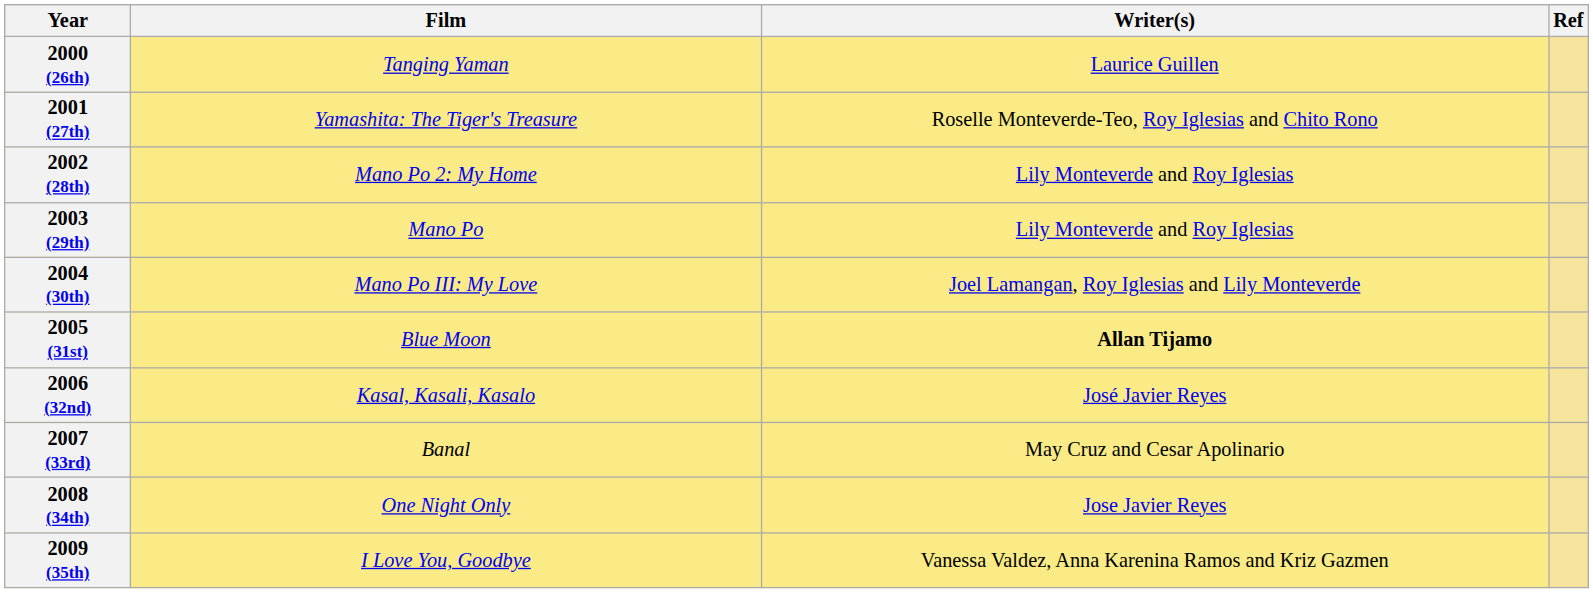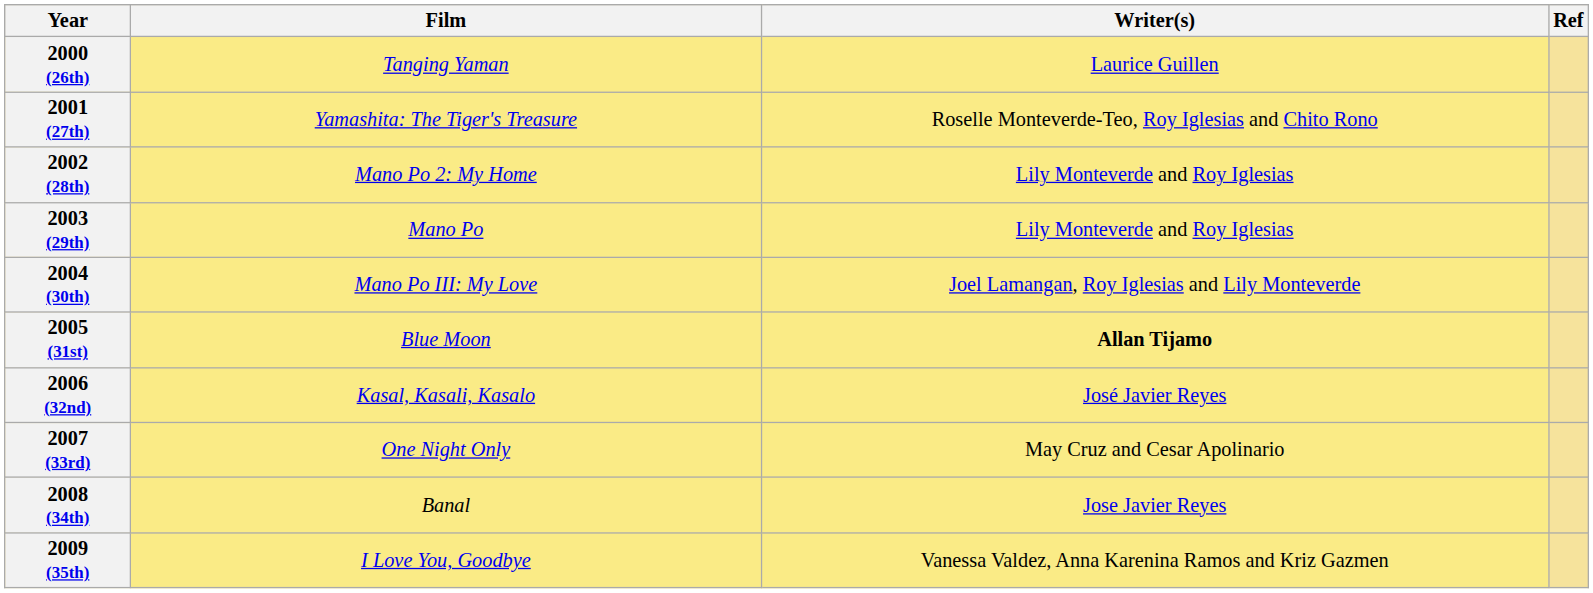(446, 449) Banal -> (446, 449) One Night Only
(446, 504) One Night Only -> (446, 504) Banal
